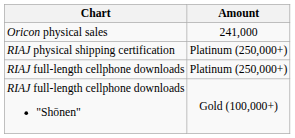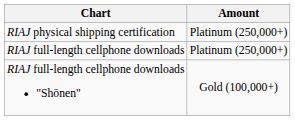- row: (57, 32)
